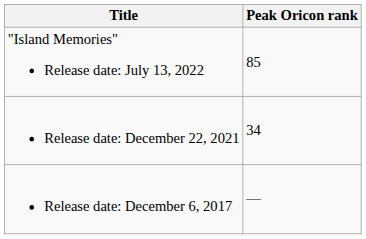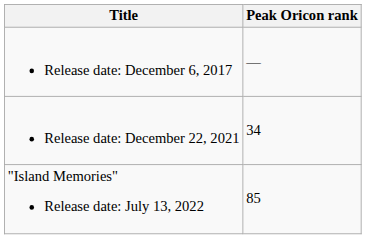rows swapped: (124, 207) <-> (124, 55)
